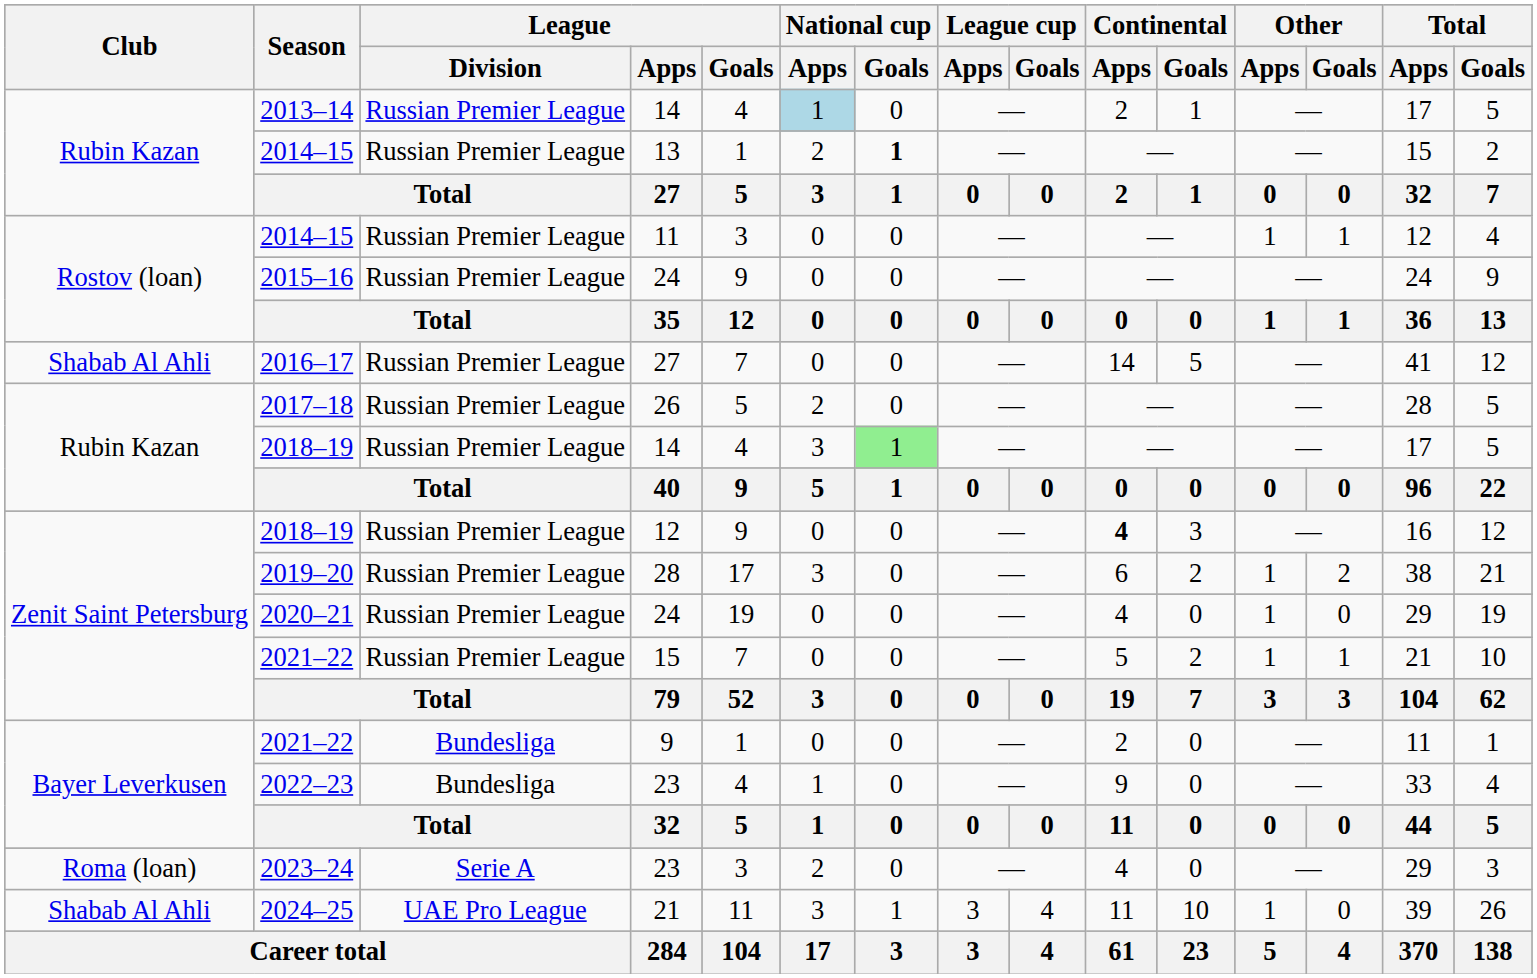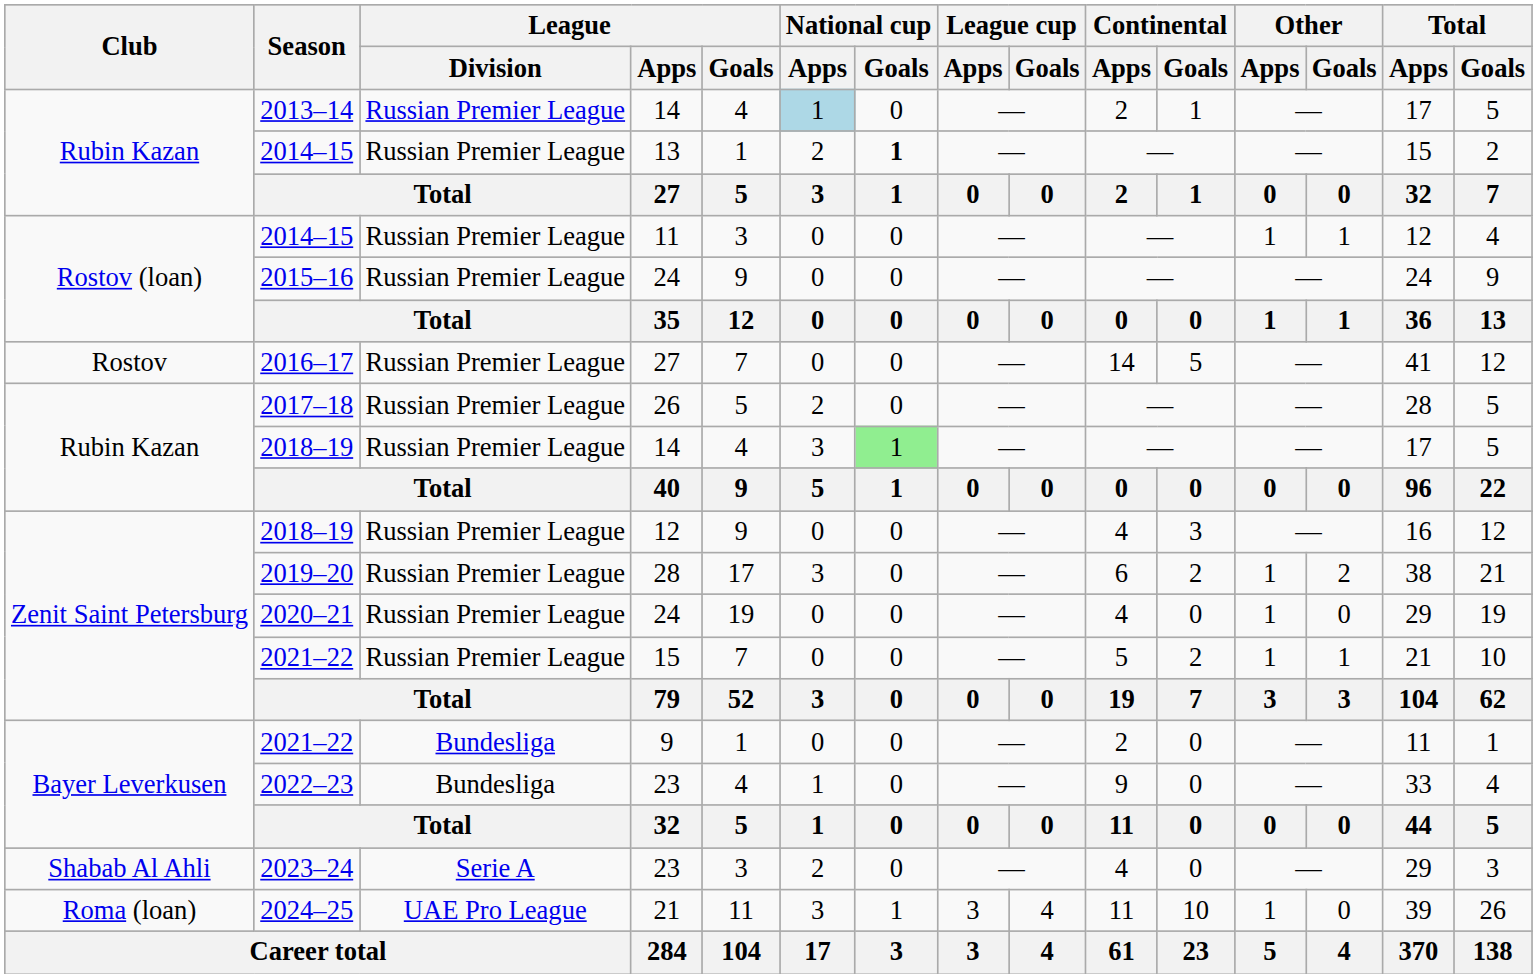(129, 362) Shabab Al Ahli -> (129, 362) Rostov
(1121, 531) bold -> (1121, 531) normal
(129, 868) Roma (loan) -> (129, 868) Shabab Al Ahli
(129, 910) Shabab Al Ahli -> (129, 910) Roma (loan)
